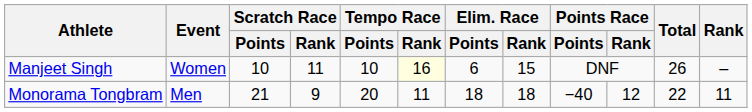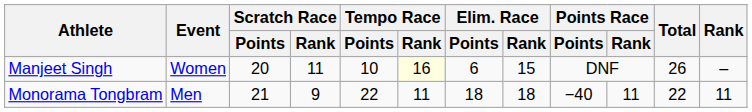(260, 69) 10 -> (260, 69) 20
(369, 95) 20 -> (369, 95) 22
(631, 95) 12 -> (631, 95) 11
